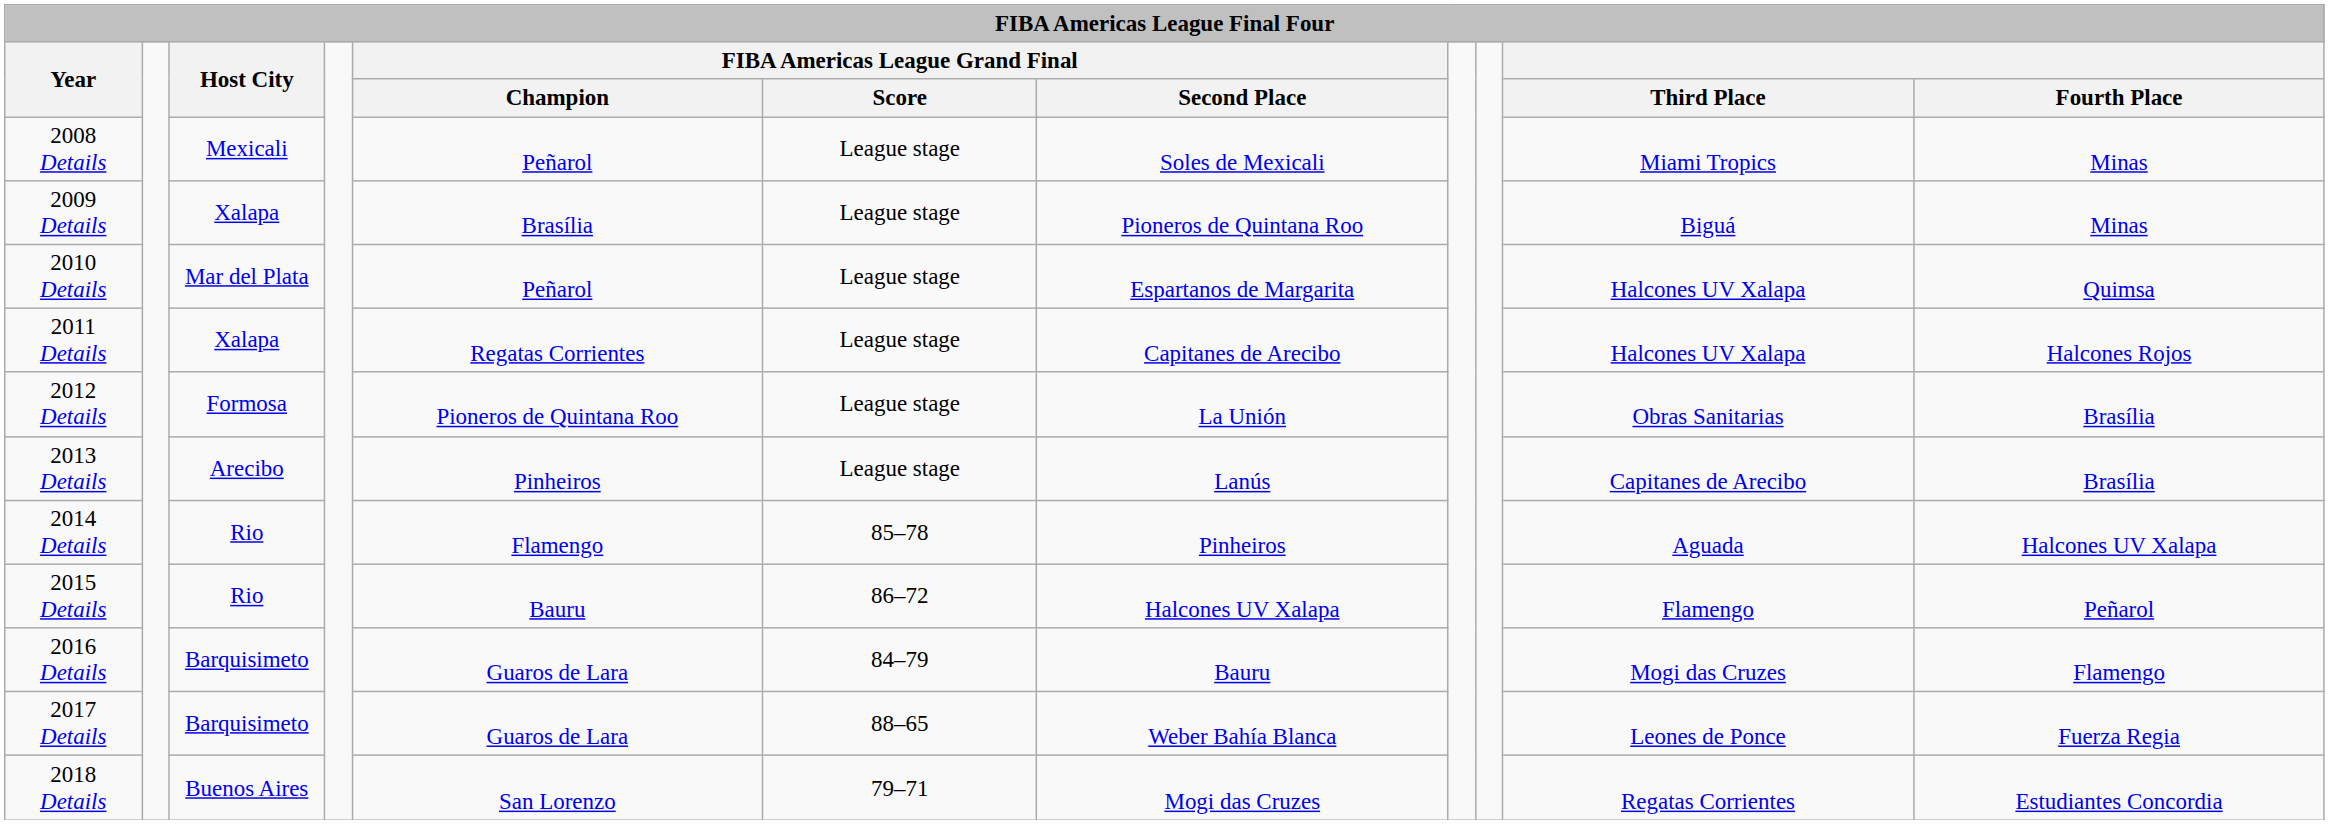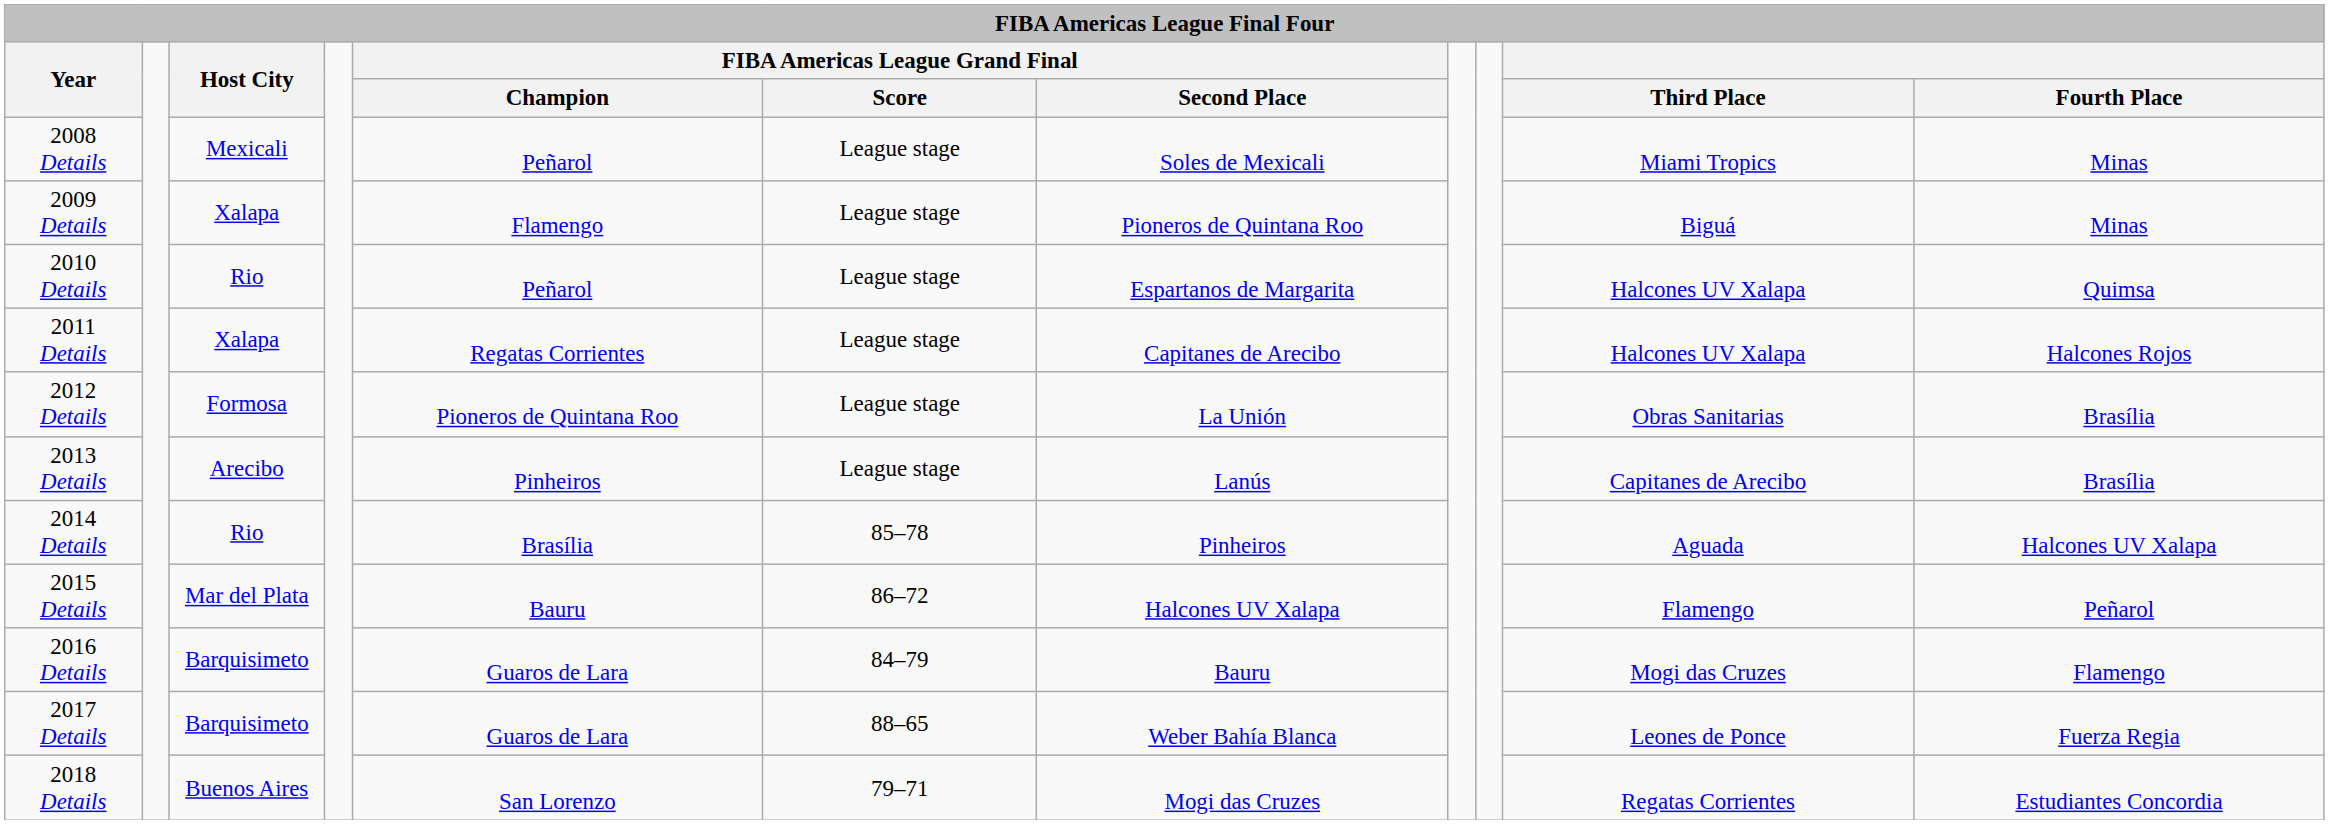(557, 225) Brasília -> (557, 225) Flamengo
(247, 275) Mar del Plata -> (247, 275) Rio
(557, 544) Flamengo -> (557, 544) Brasília
(247, 595) Rio -> (247, 595) Mar del Plata
